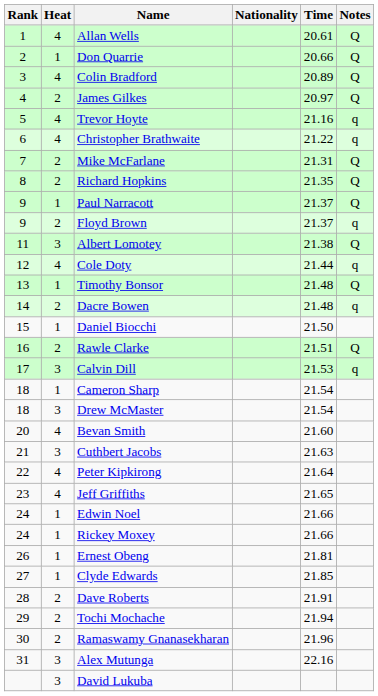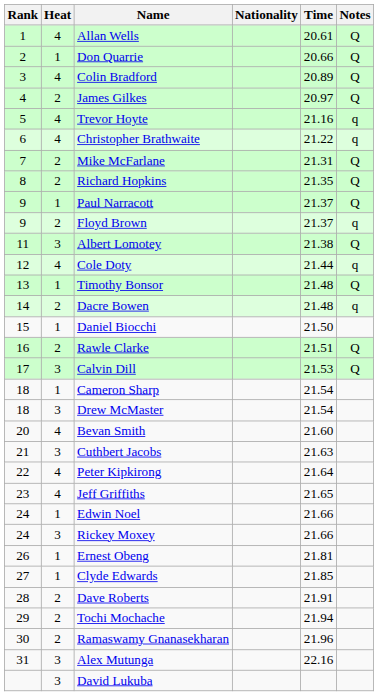(355, 368) q -> (355, 368) Q
(58, 535) 1 -> (58, 535) 3
